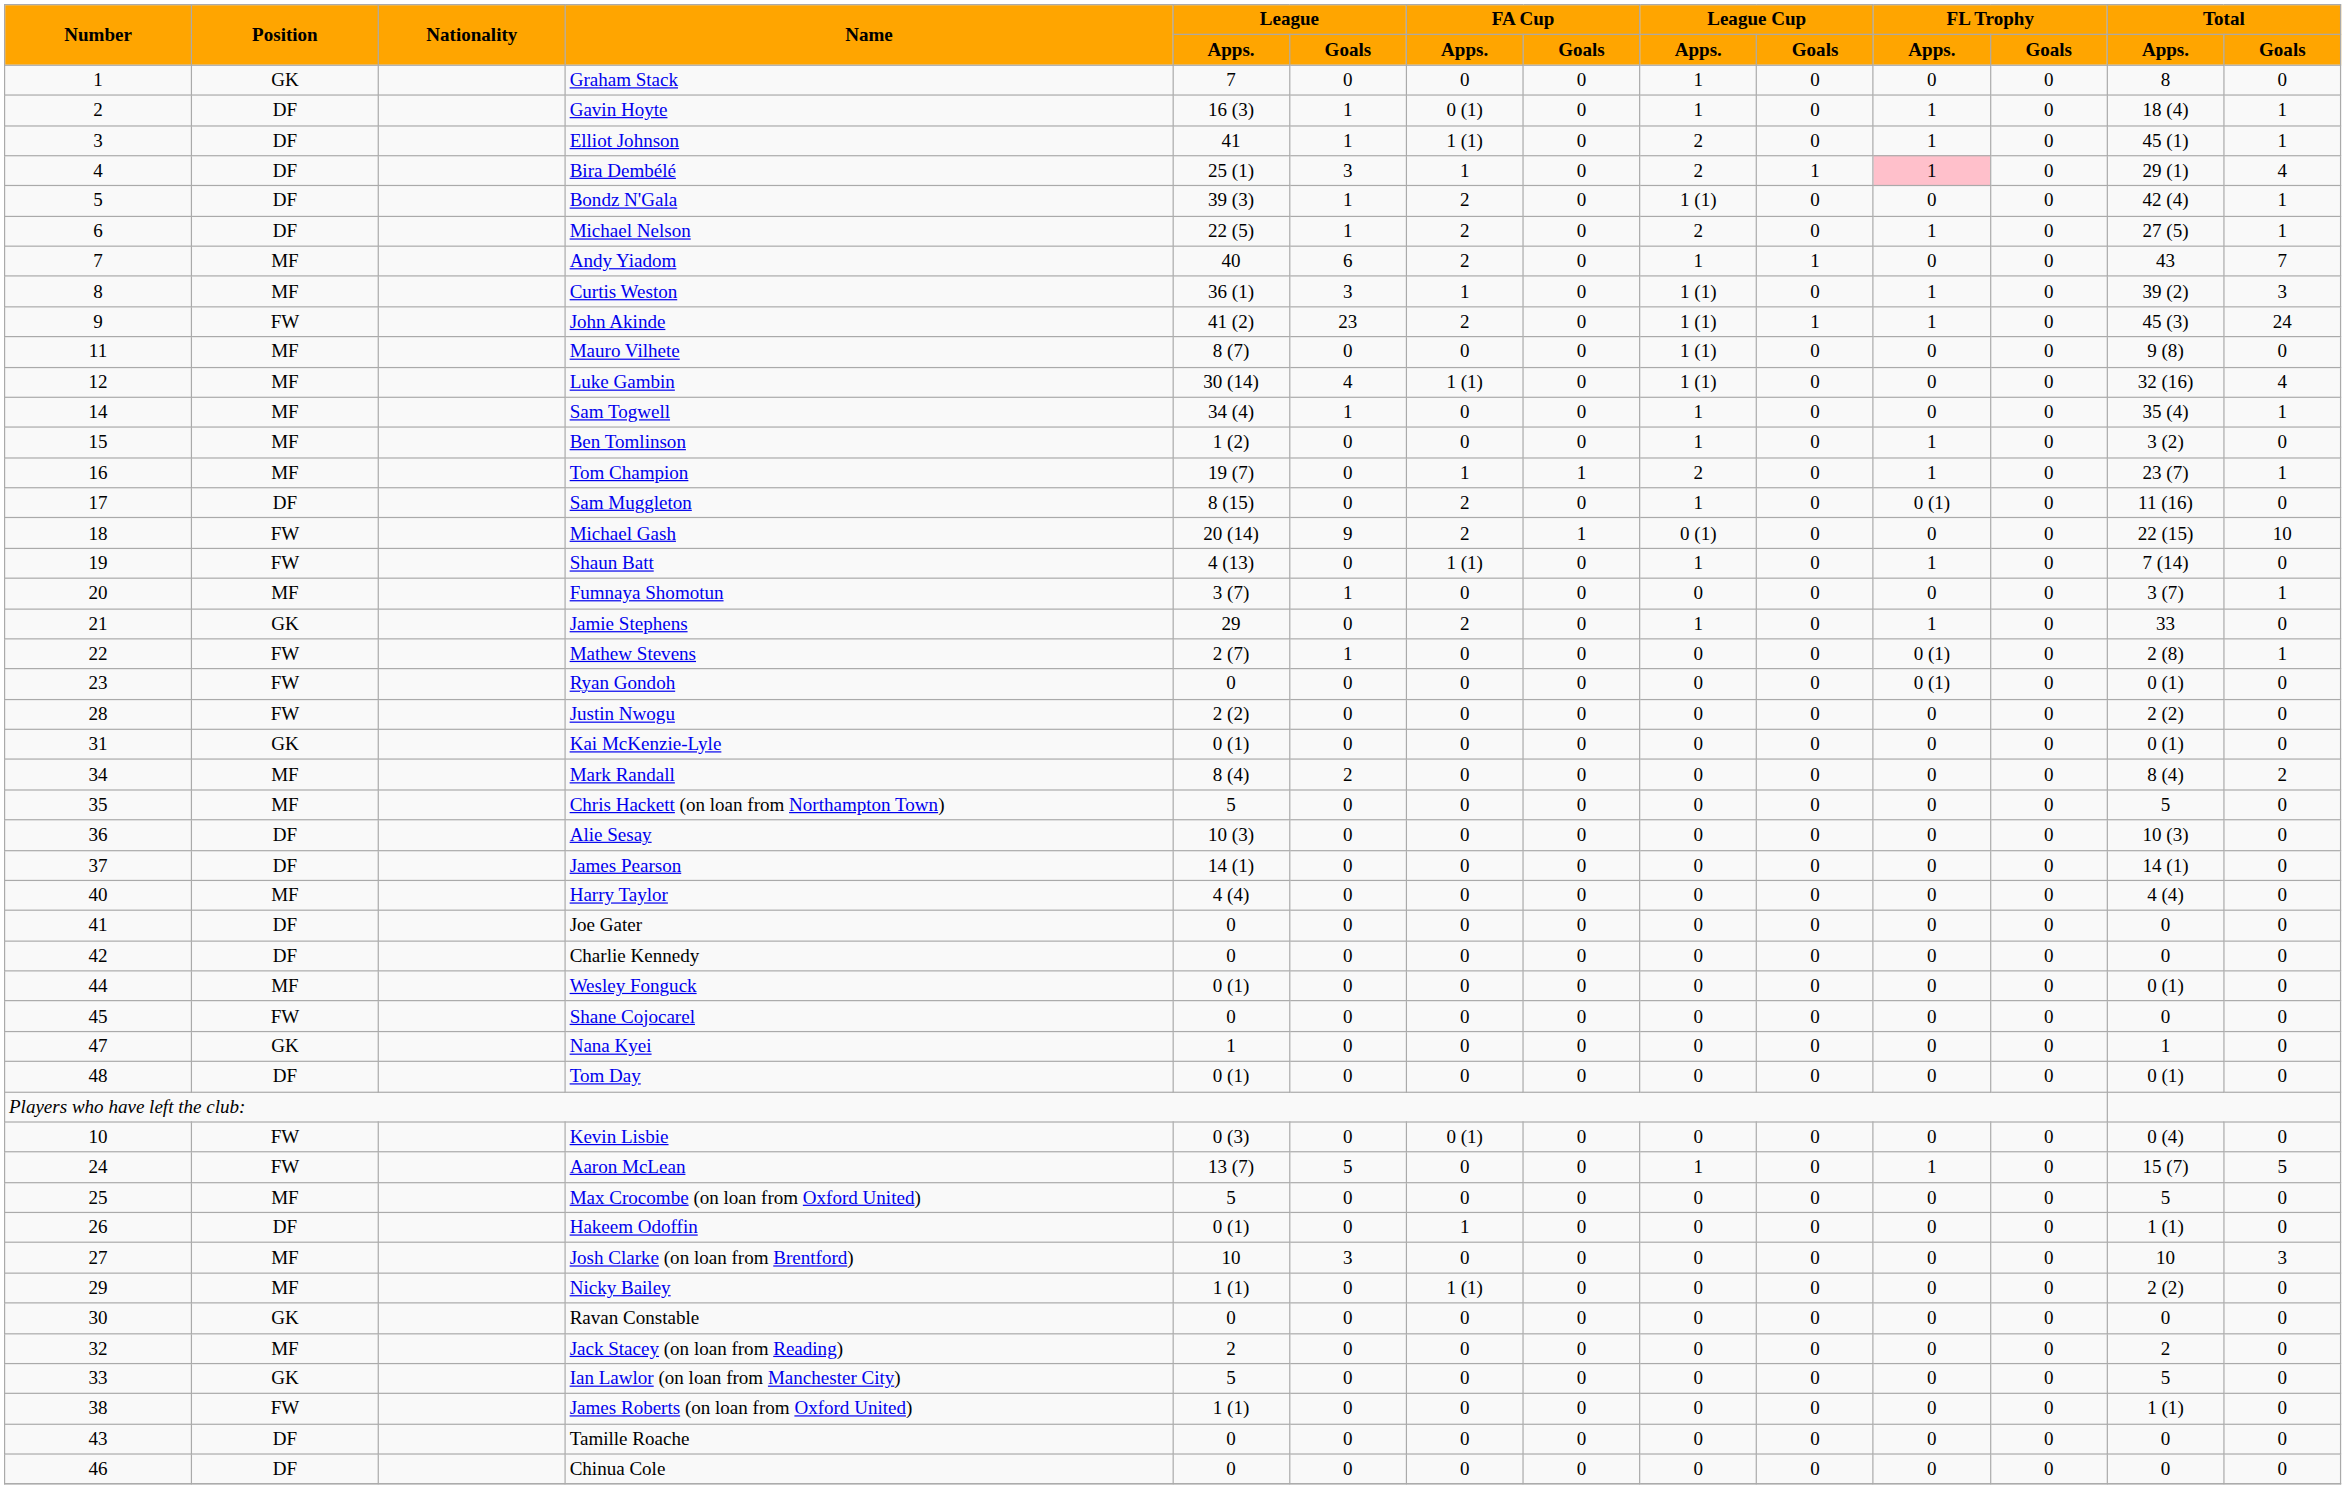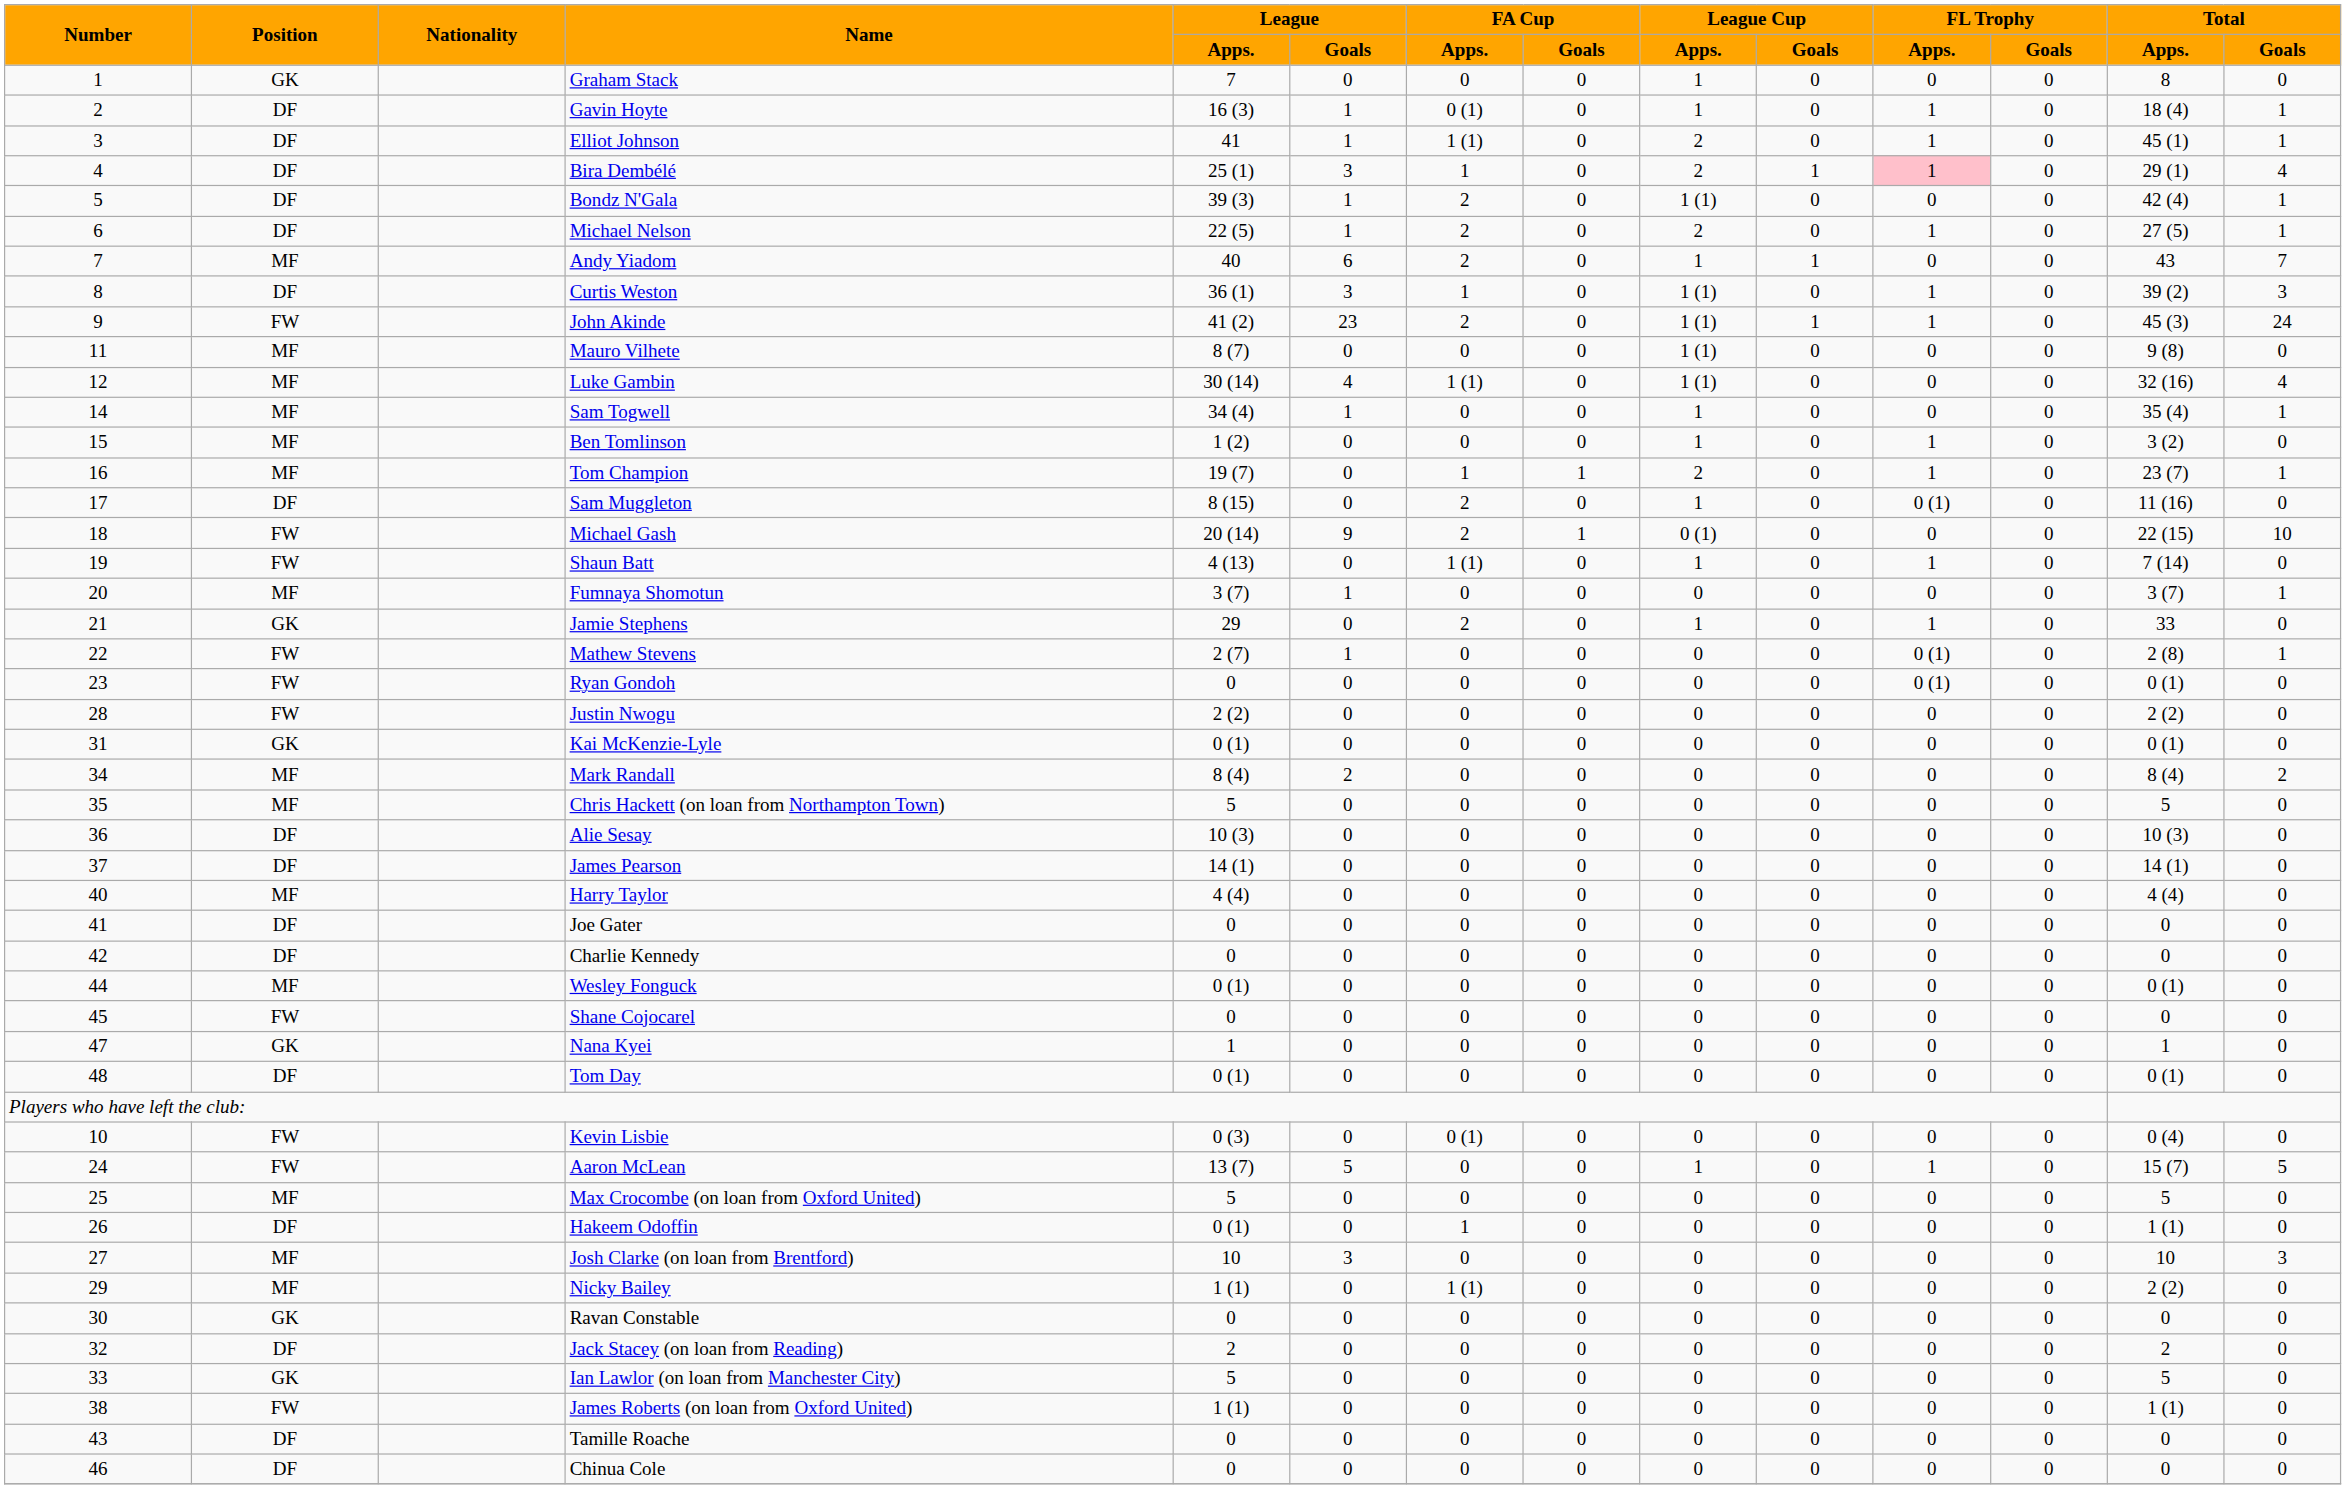(285, 291) MF -> (285, 291) DF
(285, 1348) MF -> (285, 1348) DF
